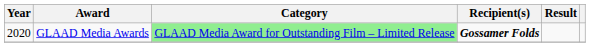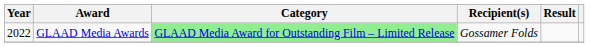(19, 32) 2020 -> (19, 32) 2022
(500, 32) bold -> (499, 32) normal
